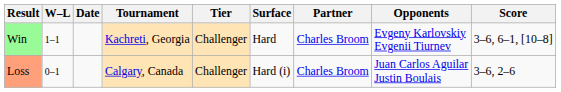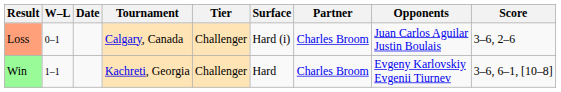rows swapped: (18, 71) <-> (17, 39)
